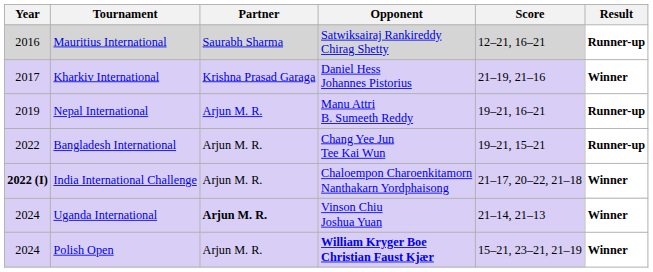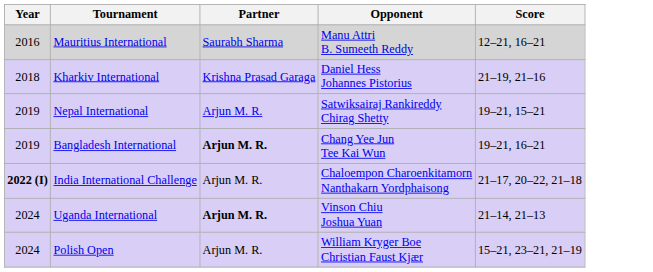- column: (616, 14)
(381, 42) Satwiksairaj Rankireddy Chirag Shetty -> (367, 42) Manu Attri B. Sumeeth Reddy
(28, 77) 2017 -> (28, 77) 2018
(367, 111) Manu Attri B. Sumeeth Reddy -> (381, 111) Satwiksairaj Rankireddy Chirag Shetty
(512, 111) 19–21, 16–21 -> (512, 111) 19–21, 15–21
(28, 146) 2022 -> (28, 146) 2019
(232, 146) normal -> (235, 146) bold
(512, 146) 19–21, 15–21 -> (512, 146) 19–21, 16–21
(377, 250) bold -> (372, 250) normal
